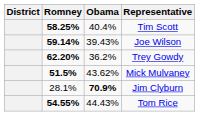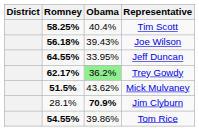(63, 42) 59.14% -> (63, 42) 56.18%
+ row: (158, 57)
(63, 57) 62.20% -> (63, 73) 62.17%
(103, 57) no background -> (103, 73) lightgreen background
(103, 103) 44.43% -> (103, 118) 39.86%
